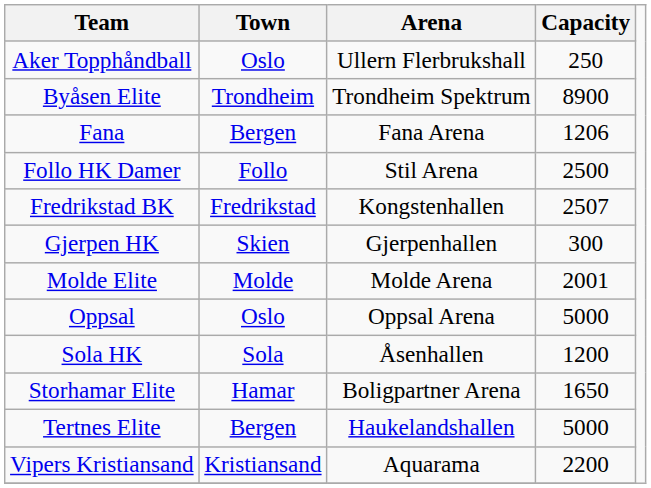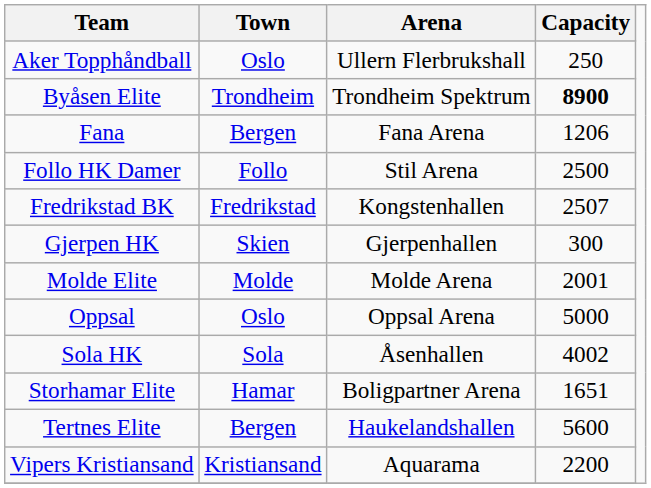(586, 96) normal -> (586, 96) bold
(586, 354) 1200 -> (586, 354) 4002
(586, 390) 1650 -> (586, 390) 1651
(586, 427) 5000 -> (586, 427) 5600
